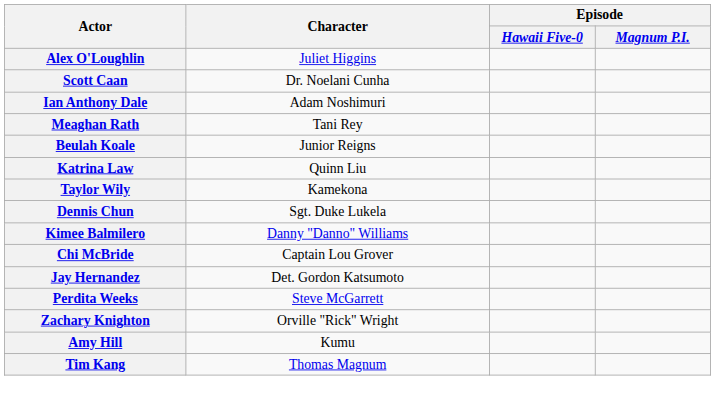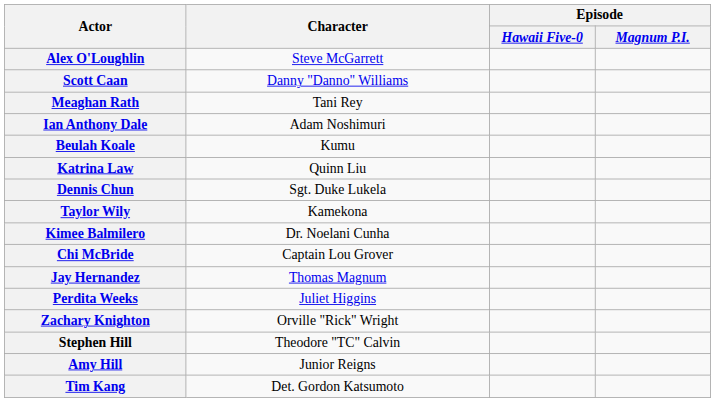(338, 59) Juliet Higgins -> (338, 59) Steve McGarrett
(338, 80) Dr. Noelani Cunha -> (338, 80) Danny "Danno" Williams
rows swapped: (95, 102) <-> (95, 124)
(338, 146) Junior Reigns -> (338, 146) Kumu
rows swapped: (95, 189) <-> (95, 211)
(338, 233) Danny "Danno" Williams -> (338, 233) Dr. Noelani Cunha
(338, 277) Det. Gordon Katsumoto -> (338, 277) Thomas Magnum
(338, 299) Steve McGarrett -> (338, 299) Juliet Higgins
+ row: (95, 342)
(338, 342) Kumu -> (338, 364) Junior Reigns
(338, 364) Thomas Magnum -> (338, 386) Det. Gordon Katsumoto
